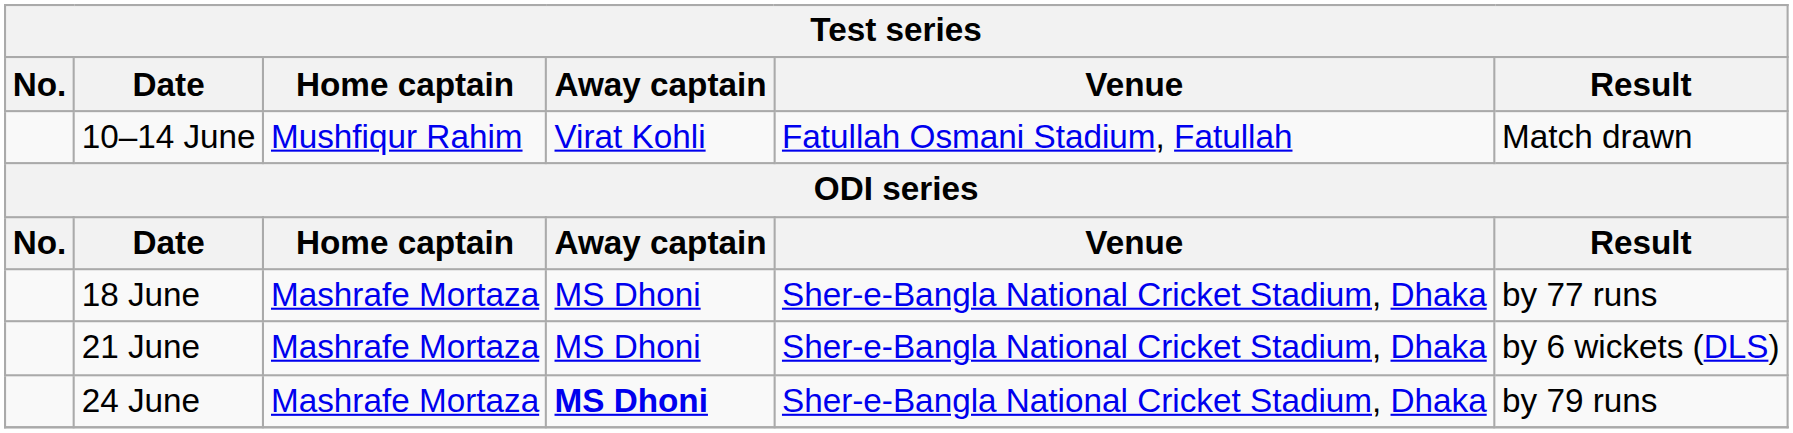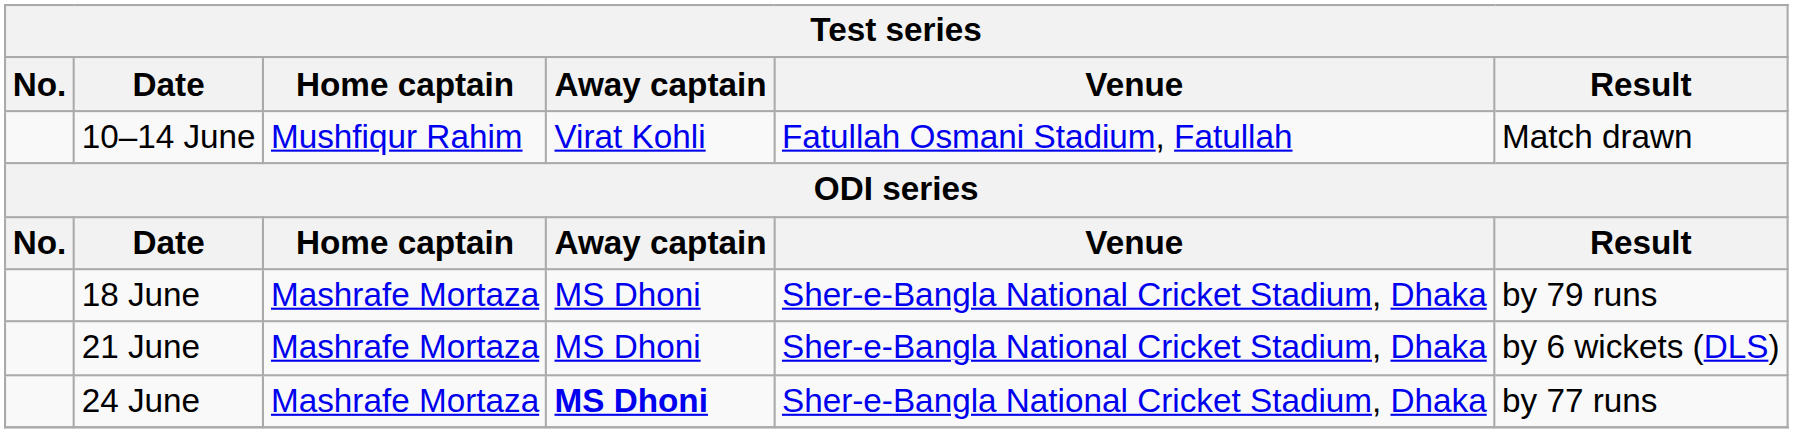(1580, 294) by 77 runs -> (1580, 294) by 79 runs
(1580, 400) by 79 runs -> (1580, 400) by 77 runs
